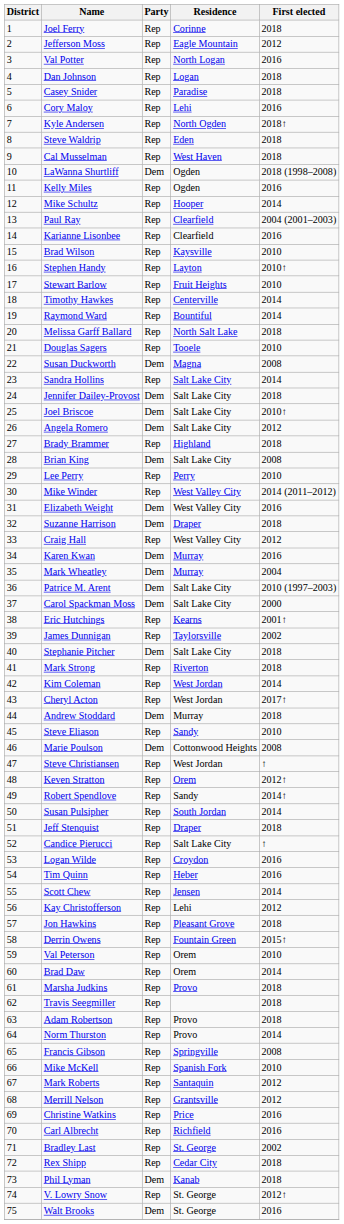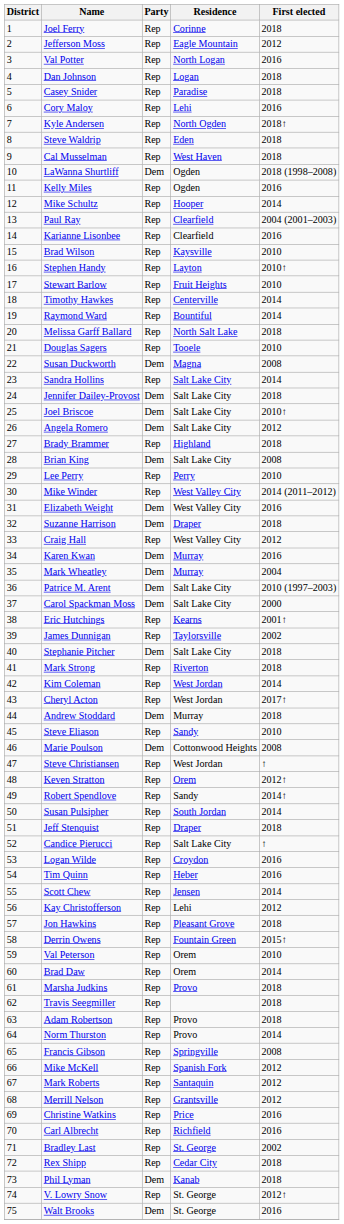(272, 1067) 2010 -> (272, 1067) 2012
